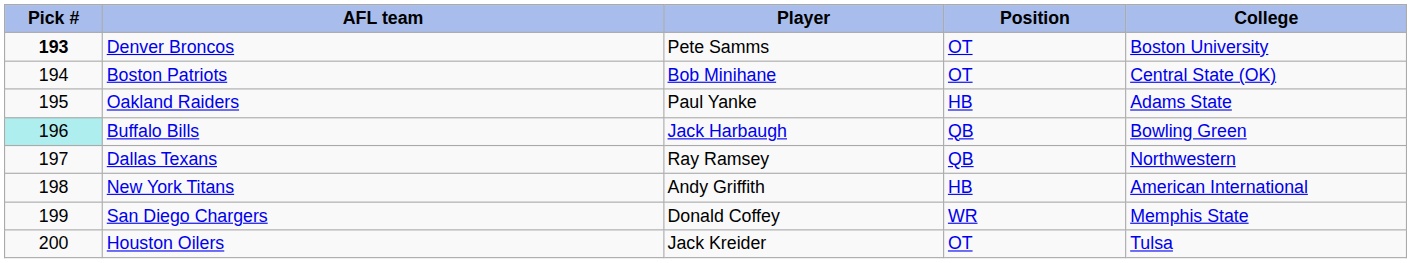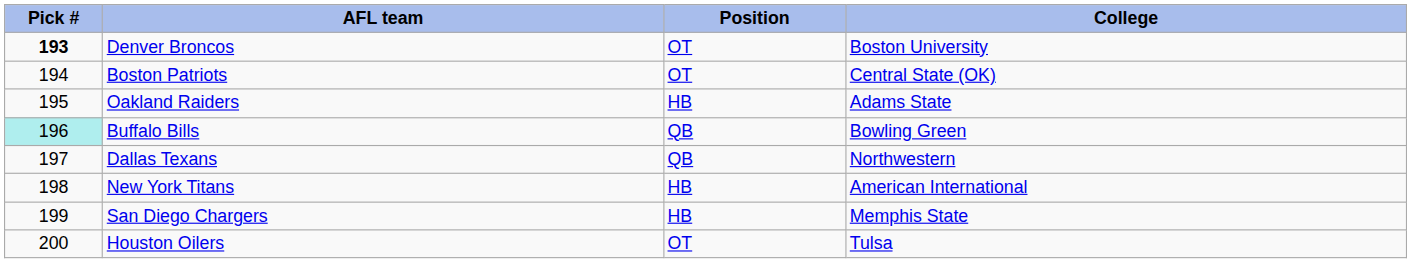- column: (804, 18)
(963, 215) WR -> (680, 215) HB
